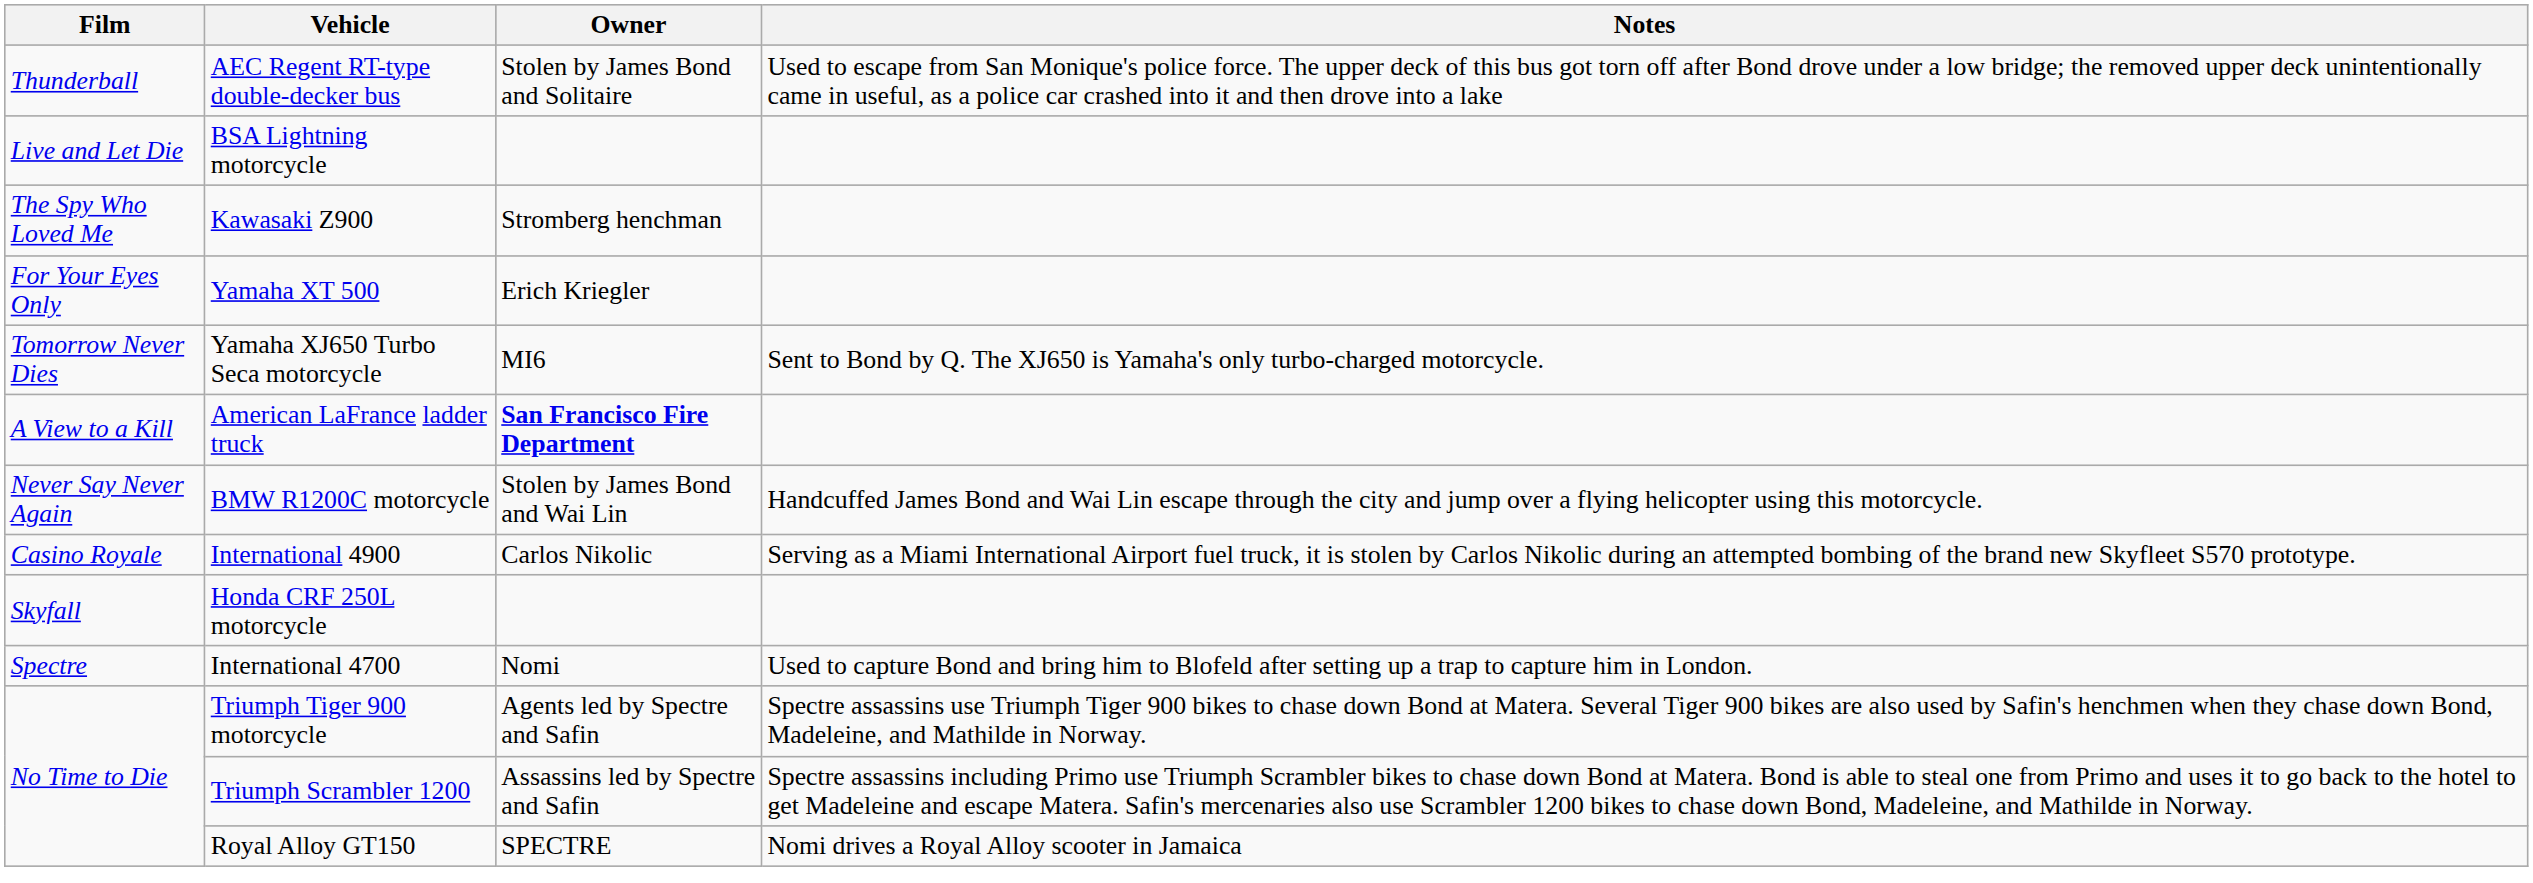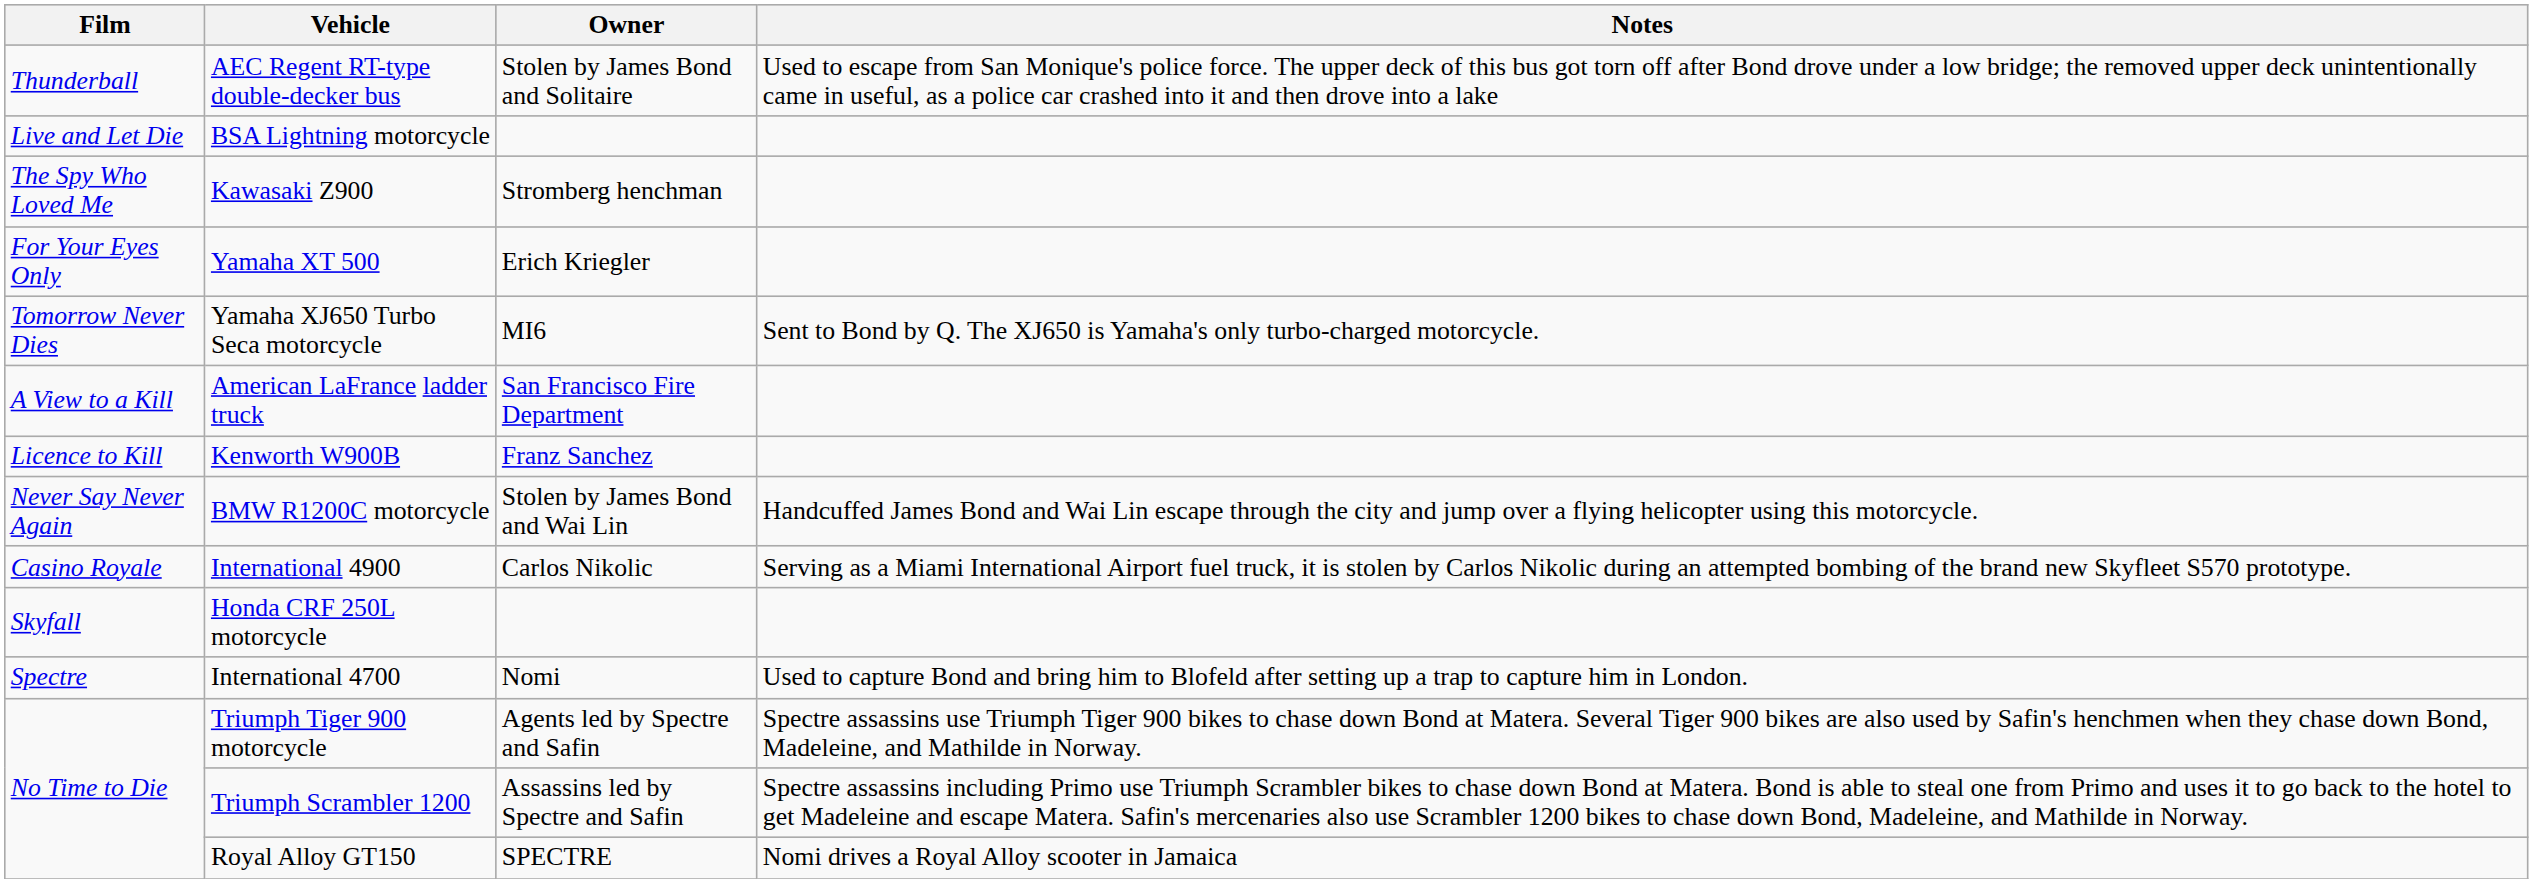(605, 429) bold -> (598, 400) normal
+ row: (305, 455)
